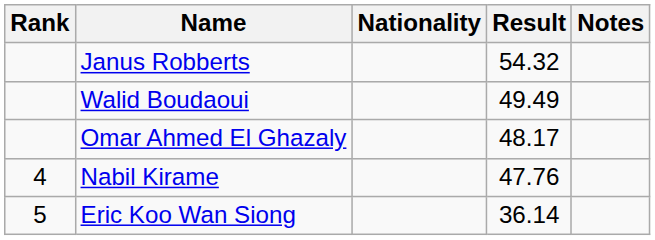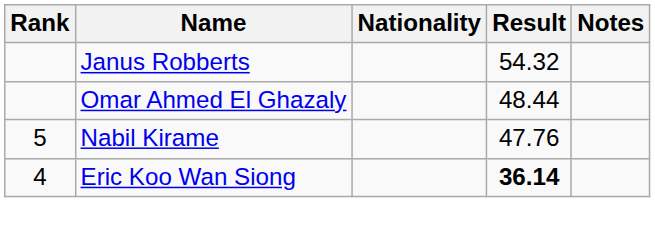- row: (165, 100)
(529, 138) 48.17 -> (529, 100) 48.44
(40, 176) 4 -> (40, 138) 5
(40, 215) 5 -> (40, 176) 4
(529, 215) normal -> (529, 176) bold
